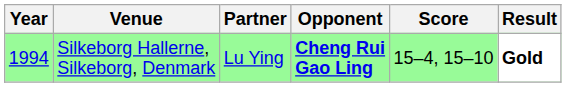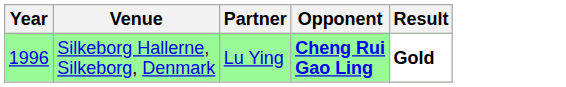- column: (444, 19)
(29, 58) 1994 -> (29, 58) 1996
